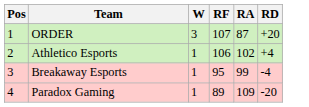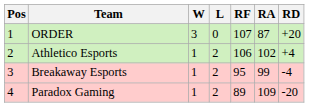+ column: (220, 14)
